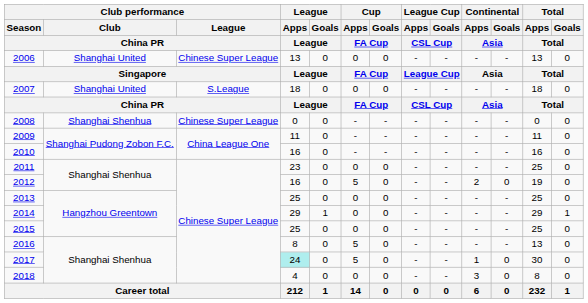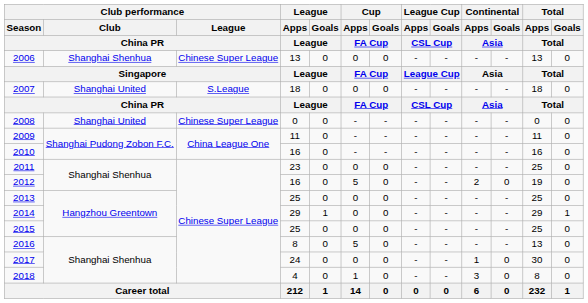(110, 58) Shanghai United -> (110, 58) Shanghai Shenhua
(110, 120) Shanghai Shenhua -> (110, 120) Shanghai United
(295, 259) paleturquoise background -> (295, 259) no background
(355, 259) 5 -> (355, 259) 0
(355, 275) 0 -> (355, 275) 1
